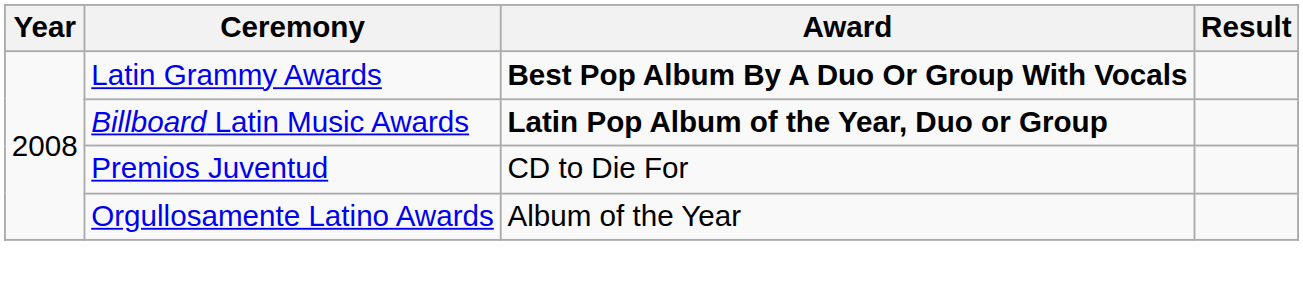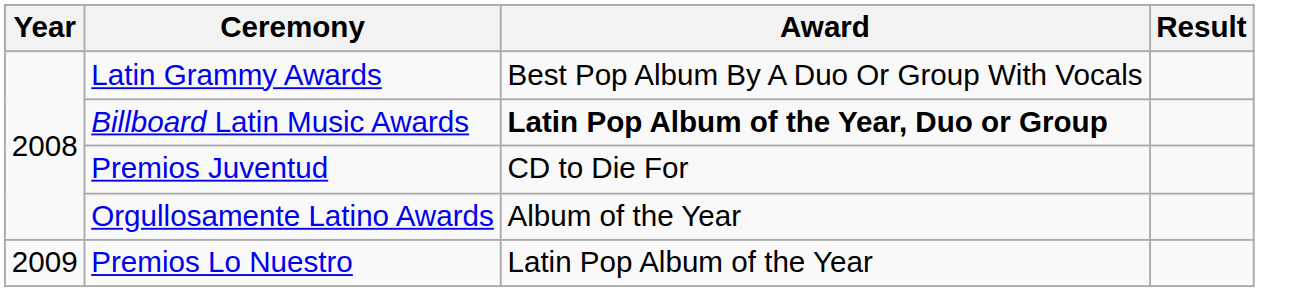(847, 74) bold -> (825, 74) normal
+ row: (222, 262)
